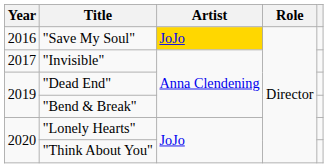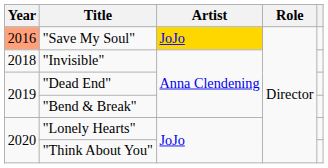(22, 38) no background -> (22, 38) lightsalmon background
(22, 60) 2017 -> (22, 60) 2018
